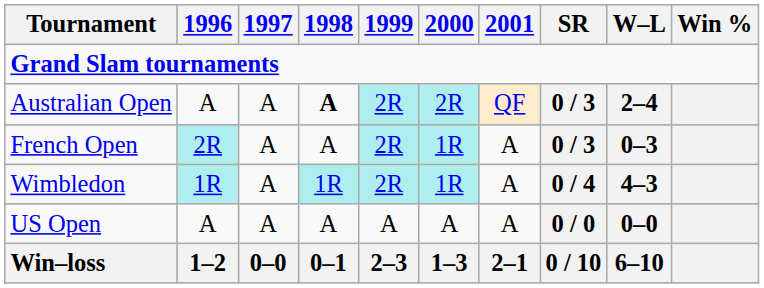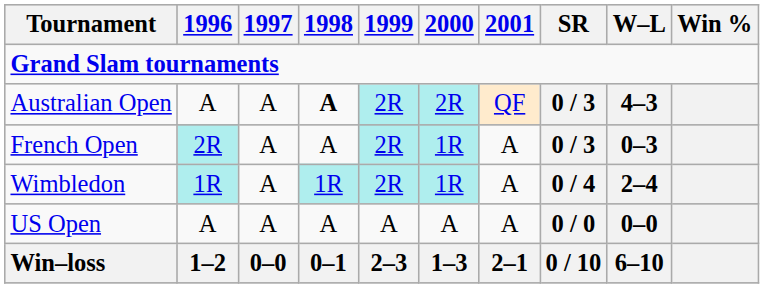(639, 103) 2–4 -> (639, 103) 4–3
(639, 183) 4–3 -> (639, 183) 2–4
